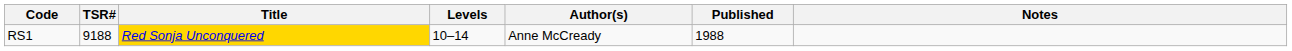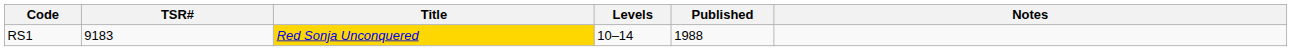- column: (599, 14)
(97, 35) 9188 -> (99, 35) 9183
